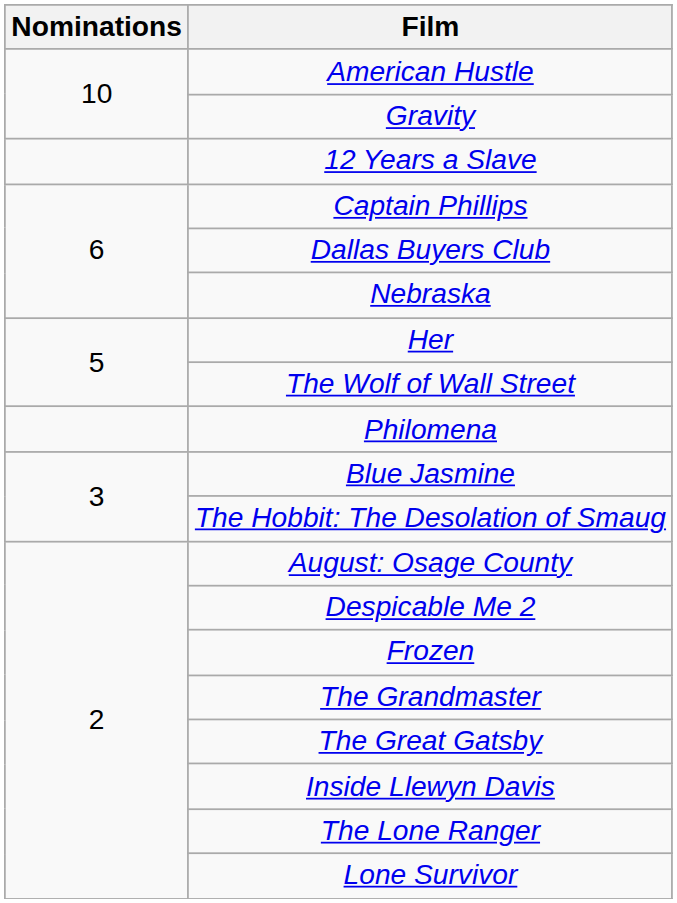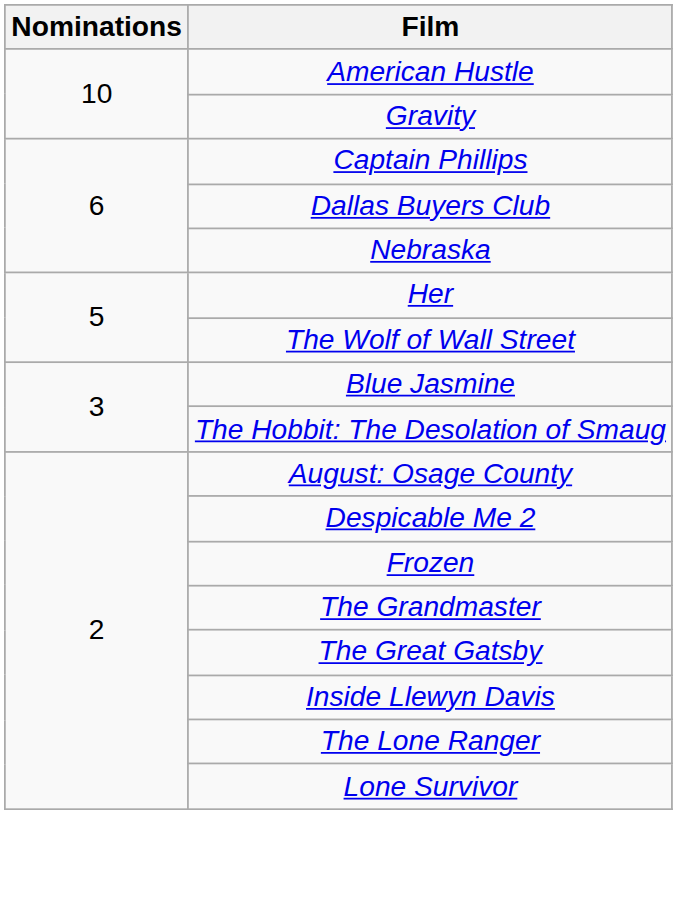- row: (430, 160)
- row: (430, 428)
